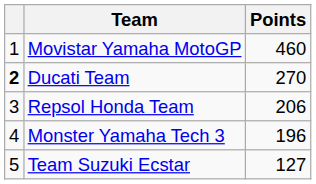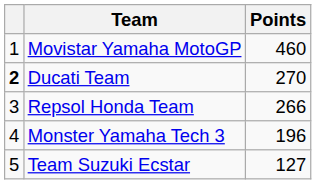(291, 107) 206 -> (291, 107) 266
